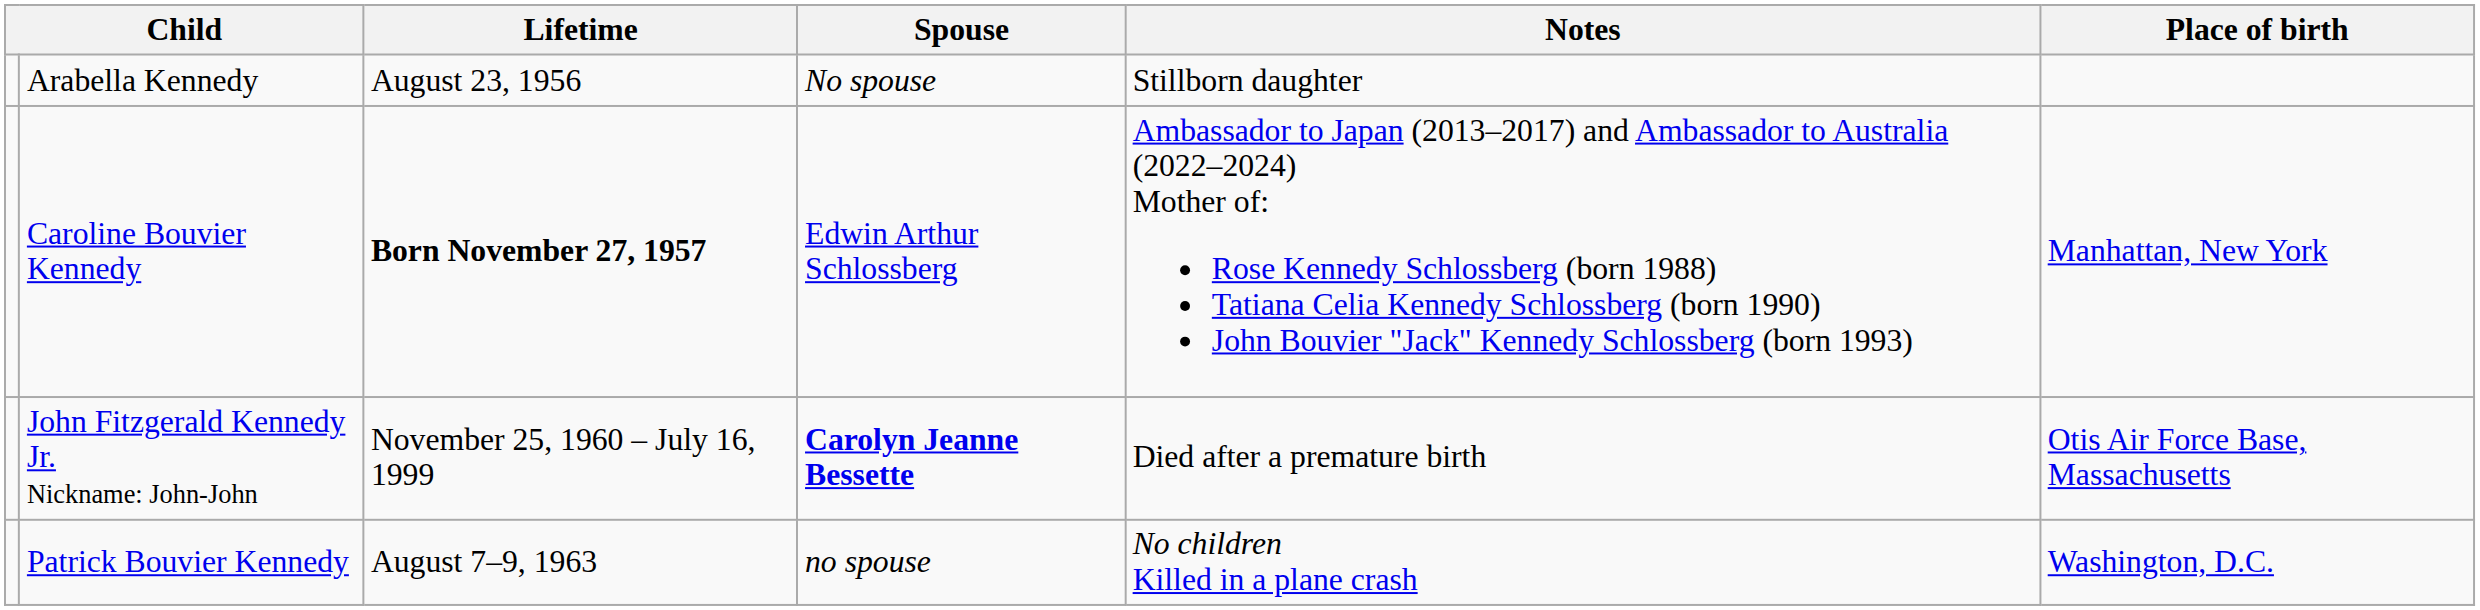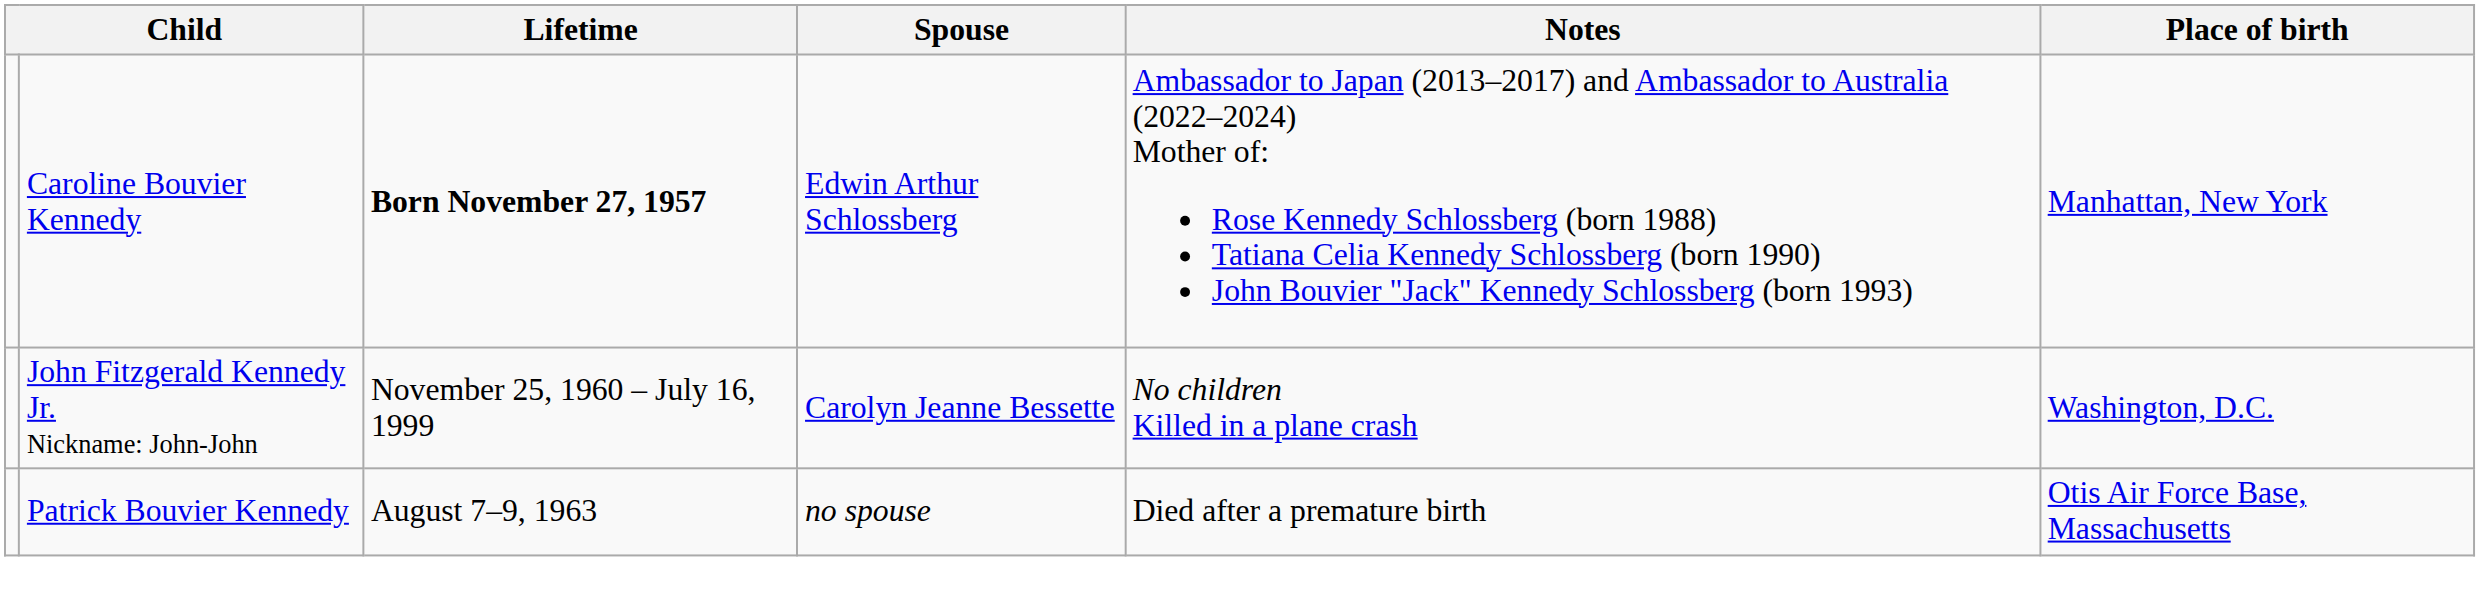- row: (143, 79)
(912, 457) bold -> (960, 407) normal
(1309, 457) Died after a premature birth -> (1275, 407) No children Killed in a plane crash
(2177, 457) Otis Air Force Base, Massachusetts -> (2161, 407) Washington, D.C.
(1275, 561) No children Killed in a plane crash -> (1309, 511) Died after a premature birth
(2161, 561) Washington, D.C. -> (2177, 511) Otis Air Force Base, Massachusetts
